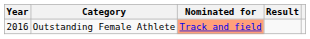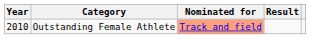(17, 27) 2016 -> (17, 27) 2010
